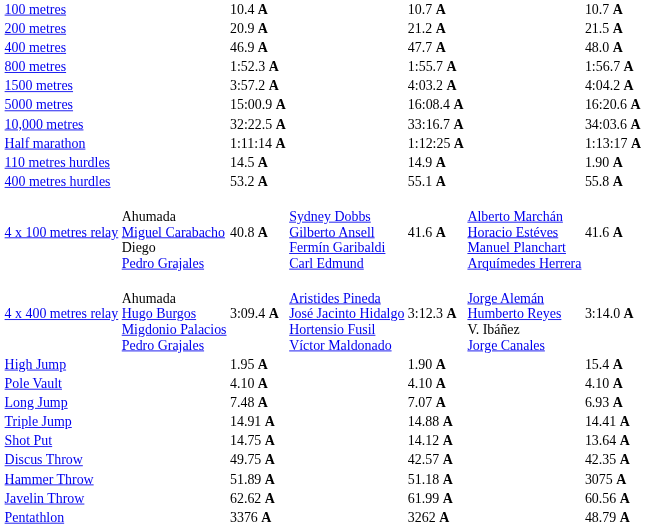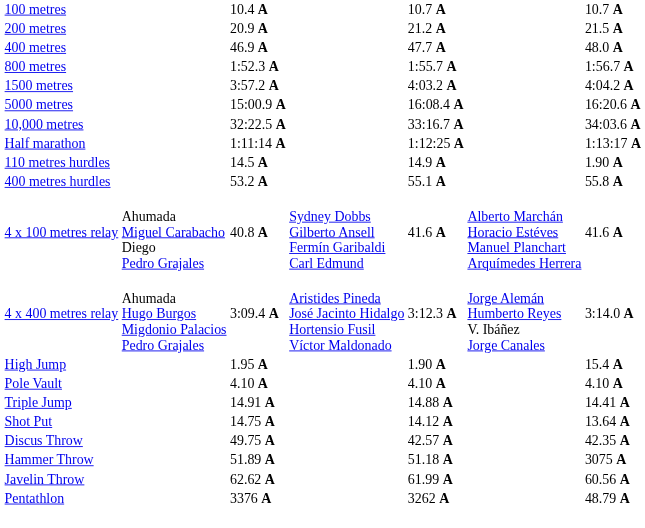- row: (36, 402)
